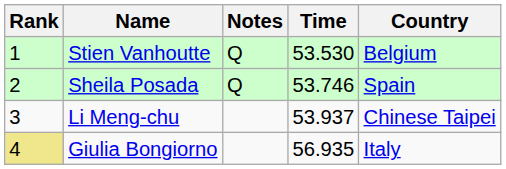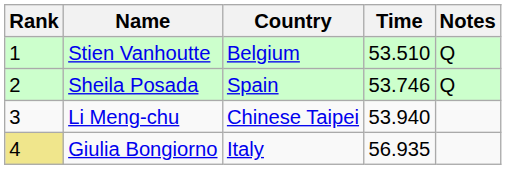columns swapped: (430, 21) <-> (255, 21)
(323, 53) 53.530 -> (399, 53) 53.510
(323, 117) 53.937 -> (399, 117) 53.940
